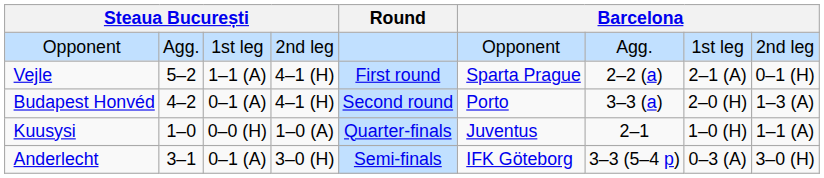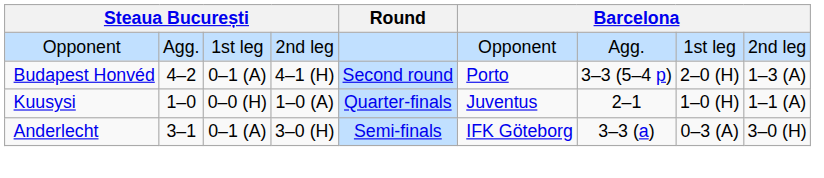- row: (30, 74)
(634, 103) 3–3 (a) -> (626, 74) 3–3 (5–4 p)
(634, 159) 3–3 (5–4 p) -> (626, 131) 3–3 (a)
